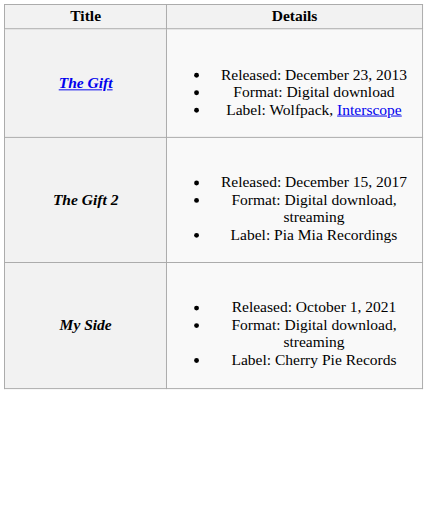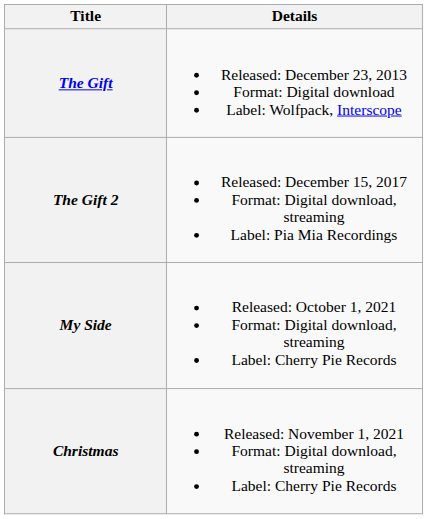+ row: (86, 450)
